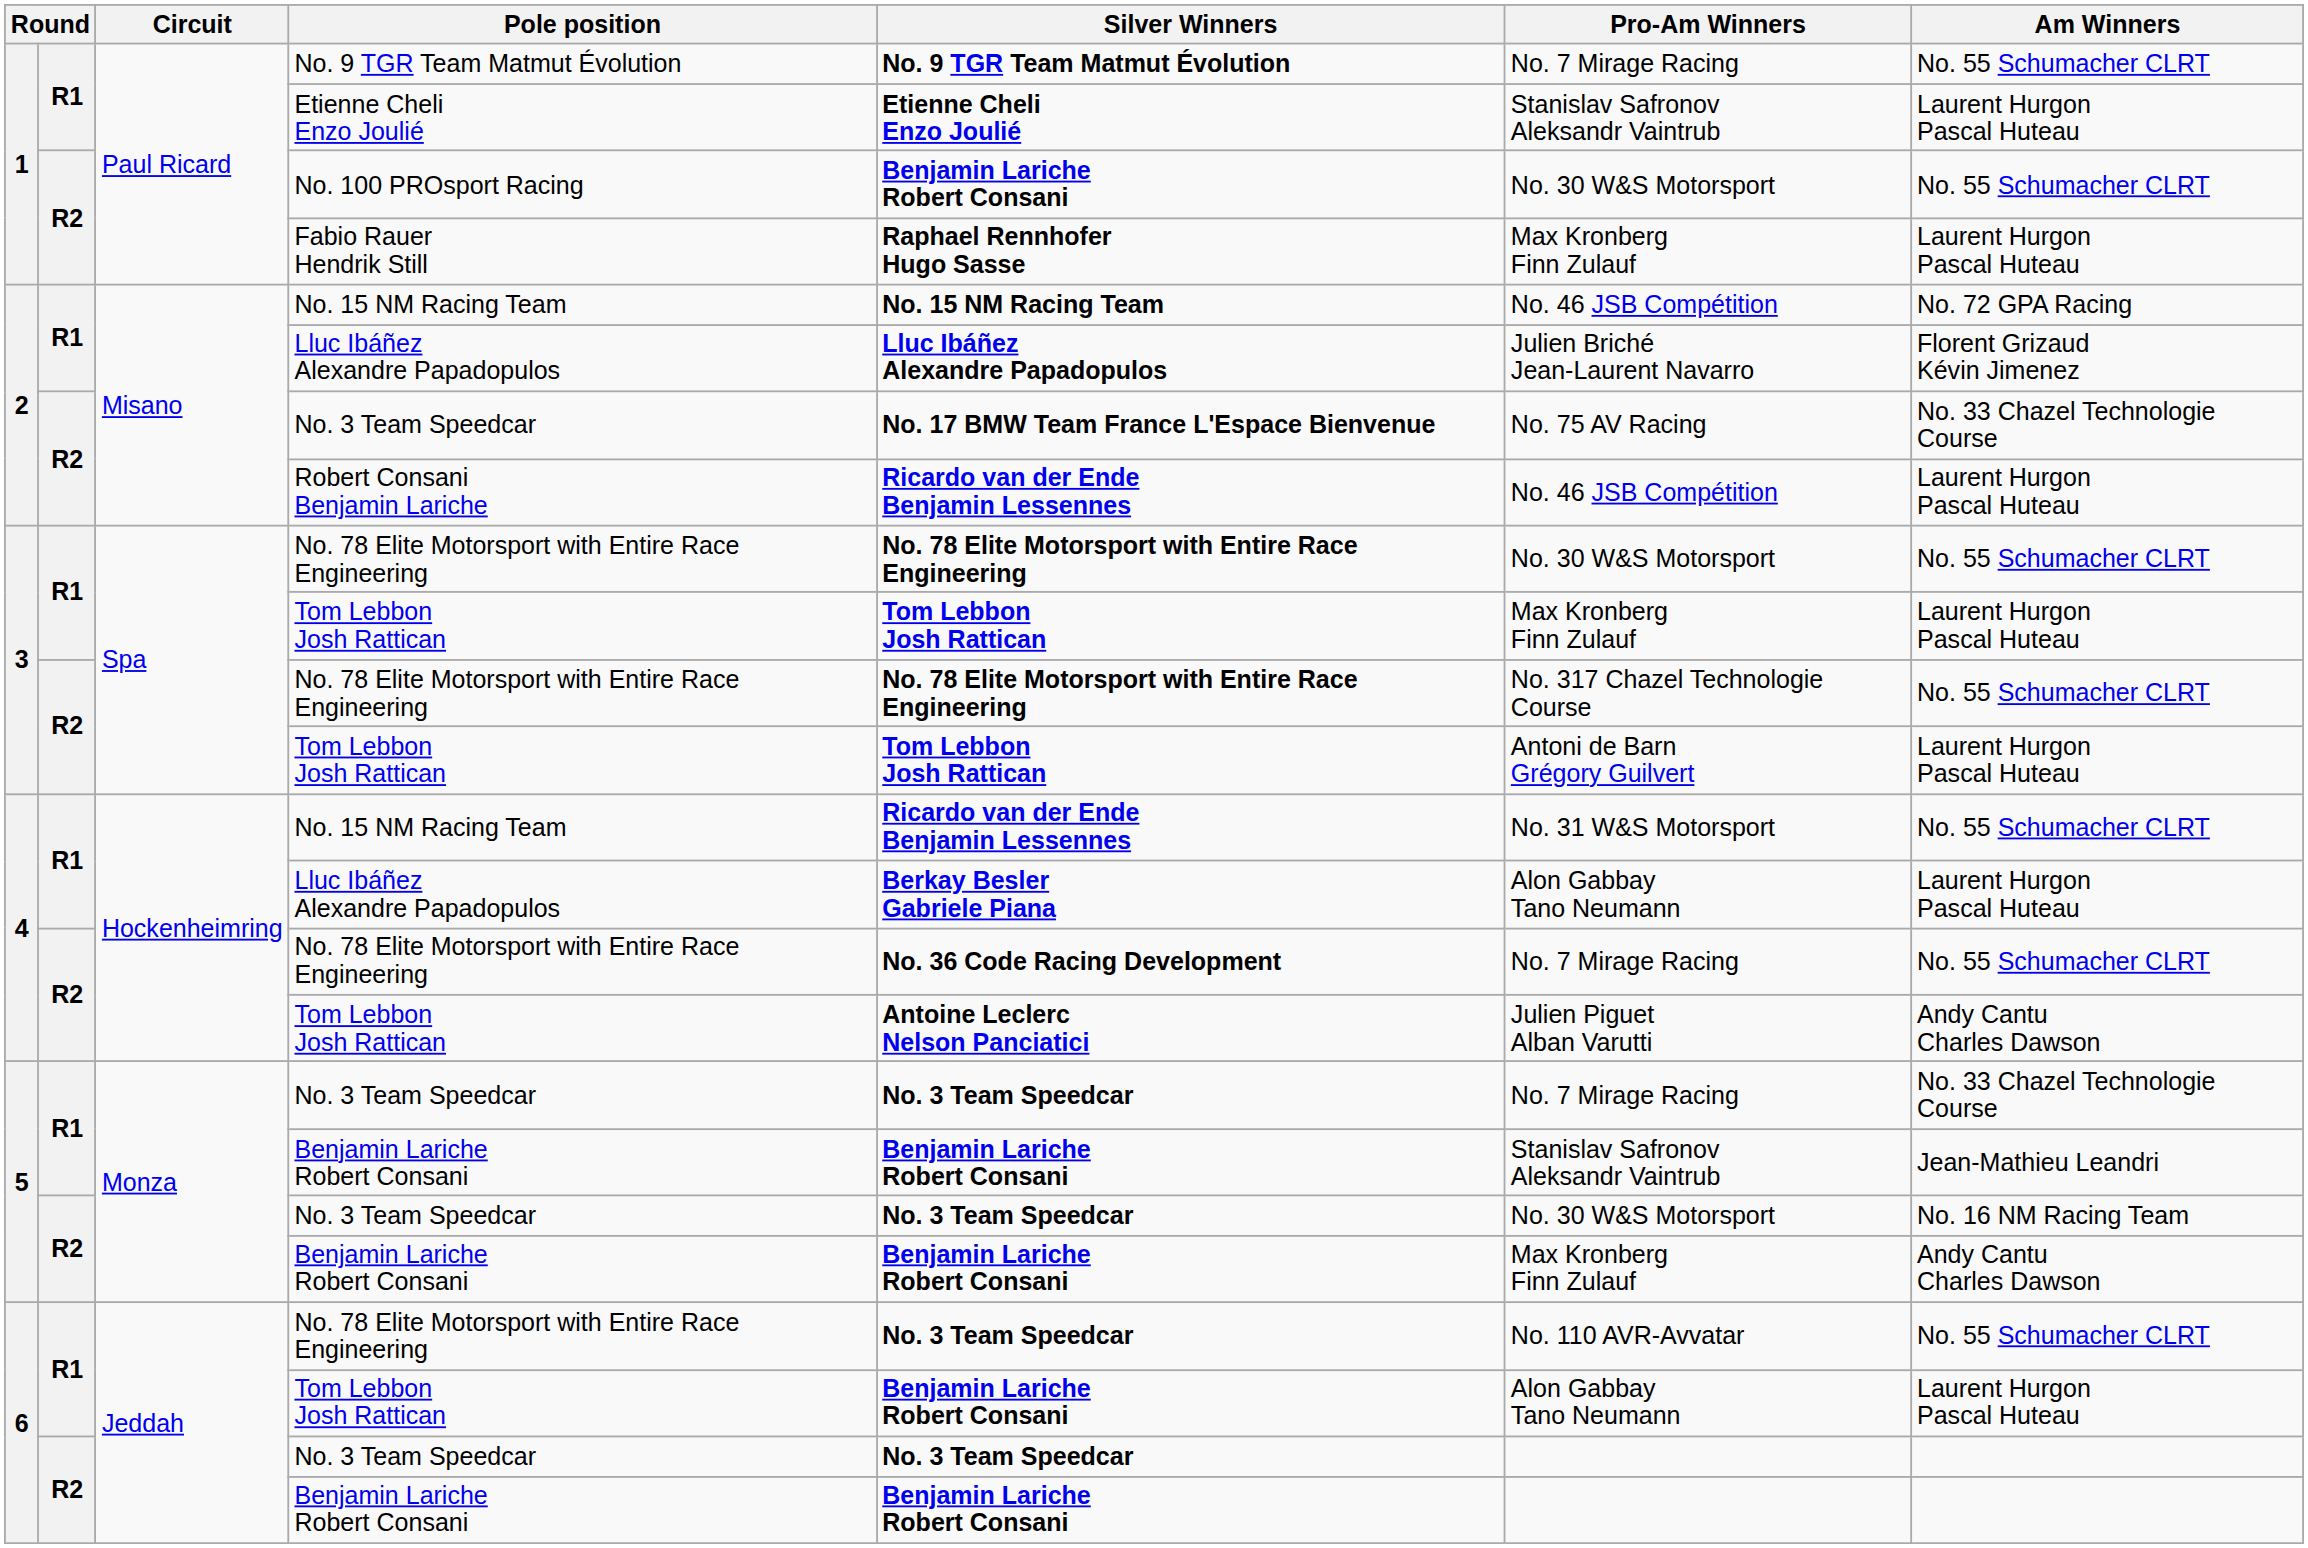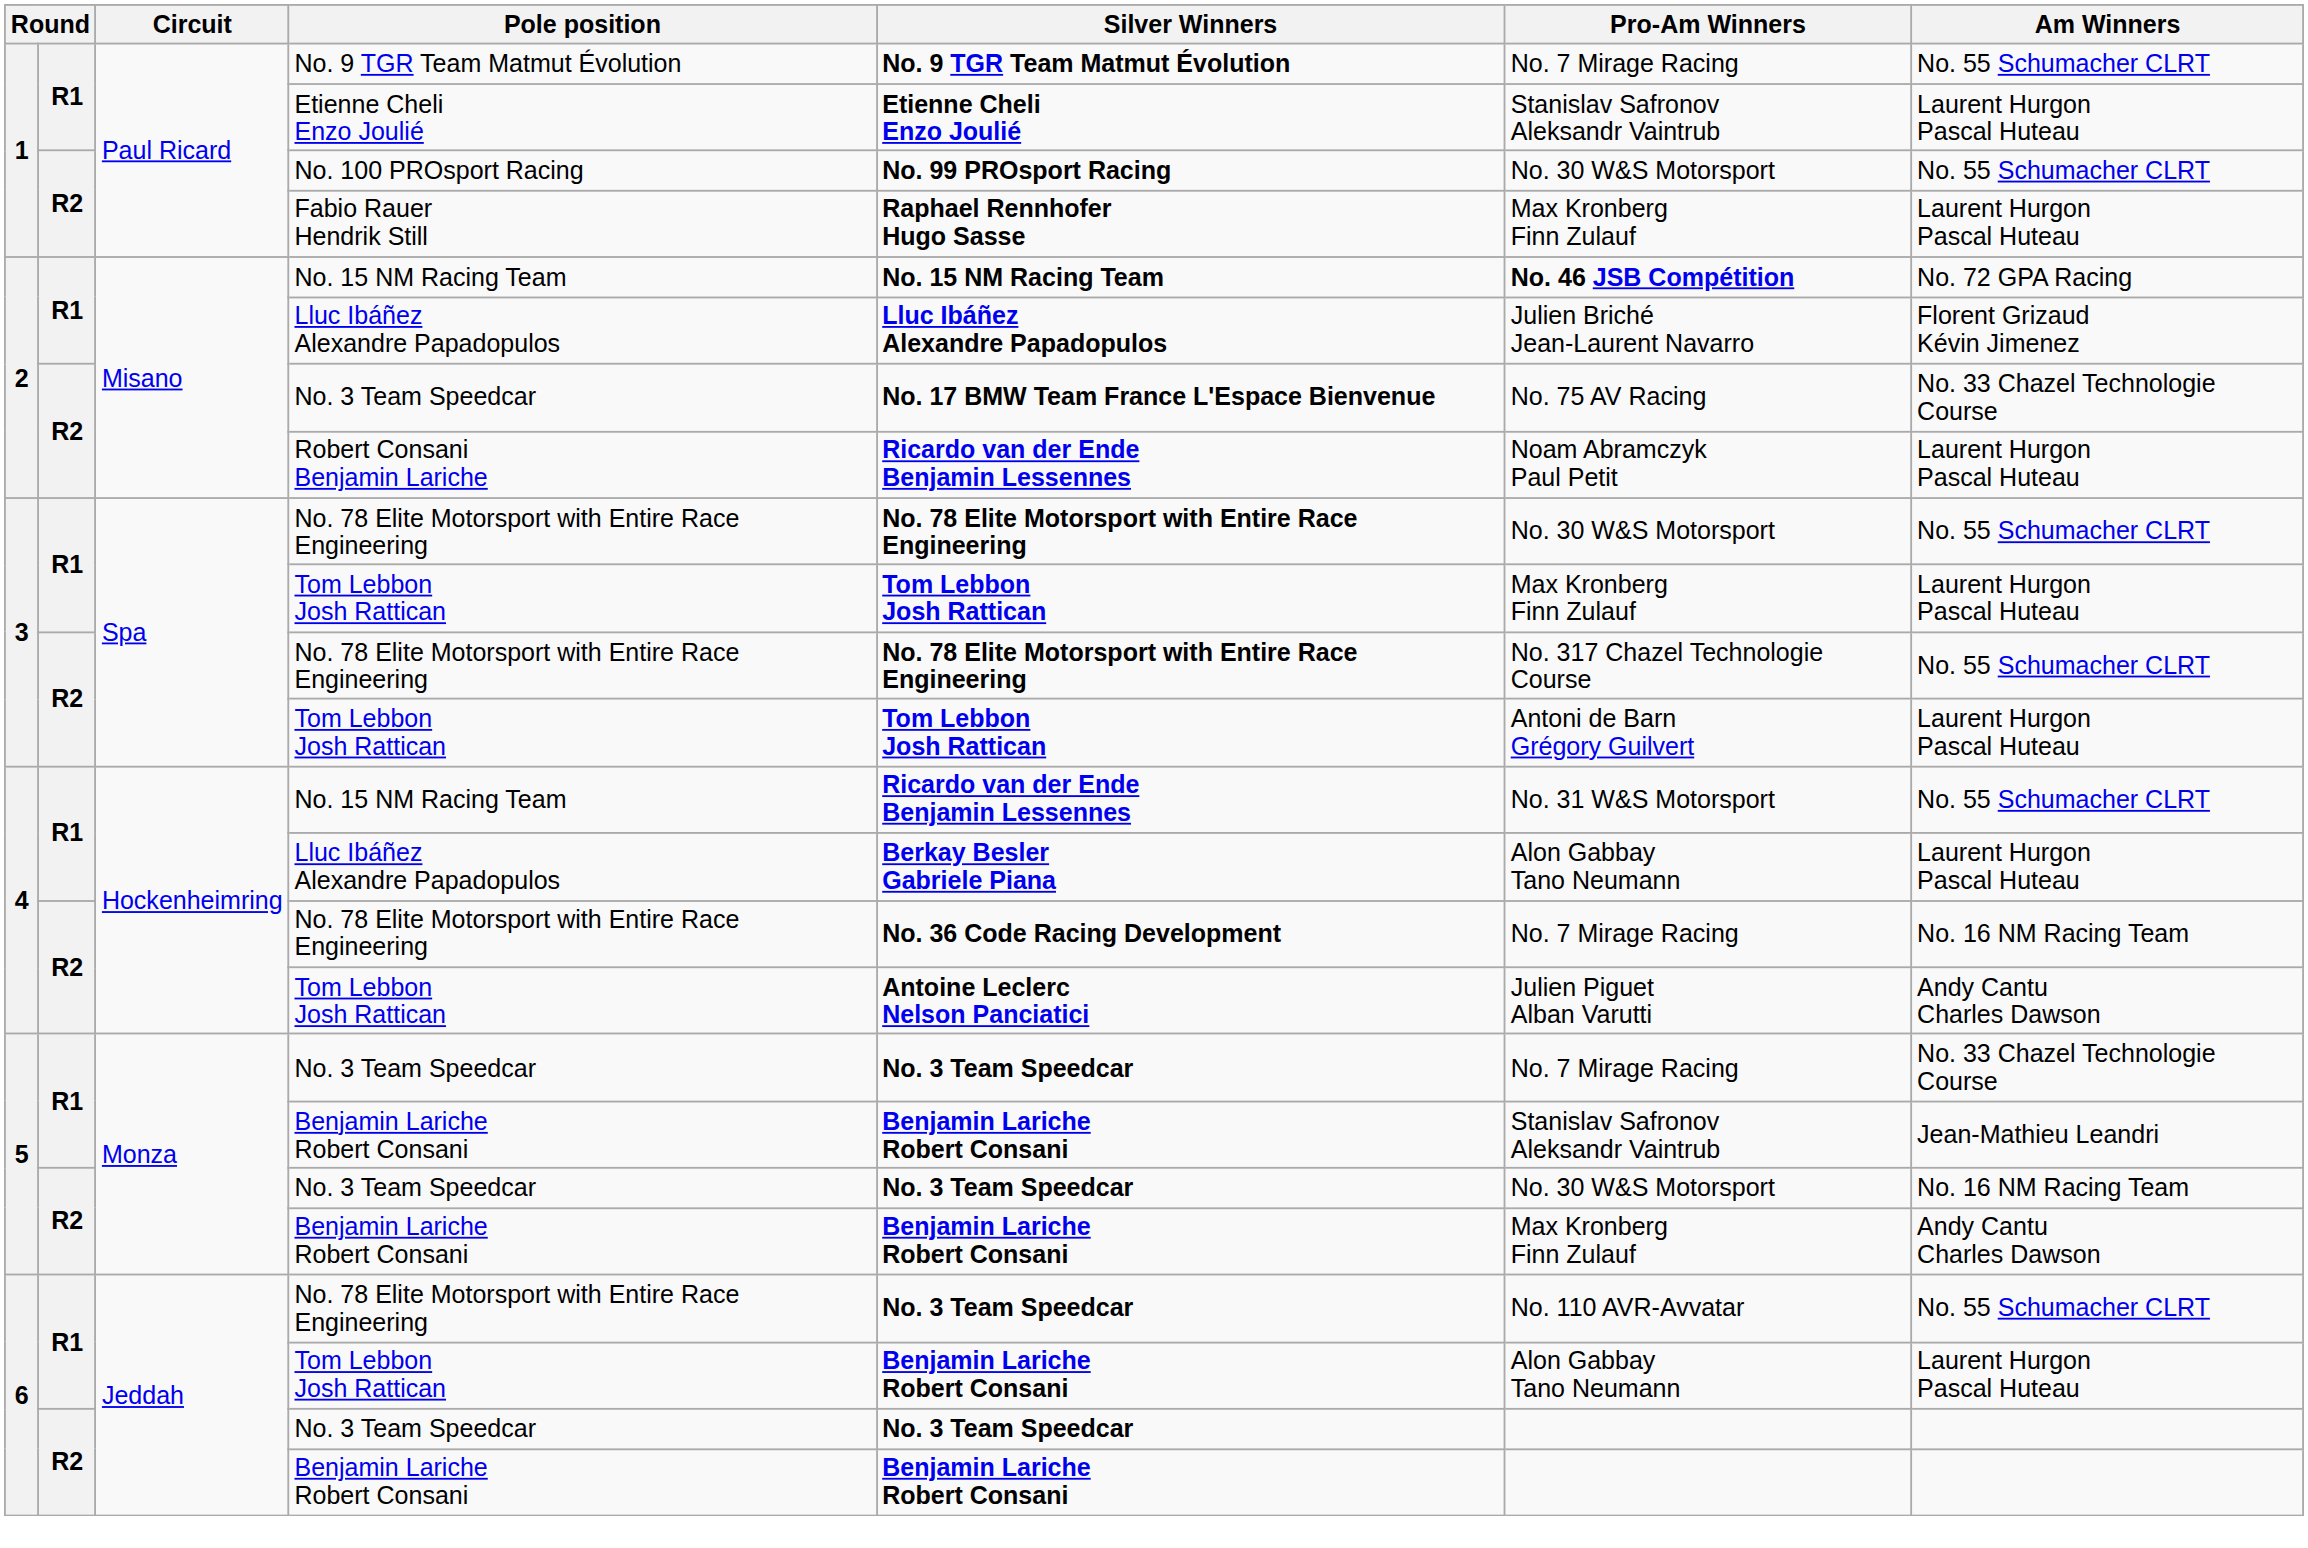(987, 184) Benjamin Lariche Robert Consani -> (1027, 170) No. 99 PROsport Racing
(1644, 304) normal -> (1652, 277) bold
(1644, 492) No. 46 JSB Compétition -> (1609, 464) Noam Abramczyk Paul Petit
(2063, 961) No. 55 Schumacher CLRT -> (2053, 933) No. 16 NM Racing Team
